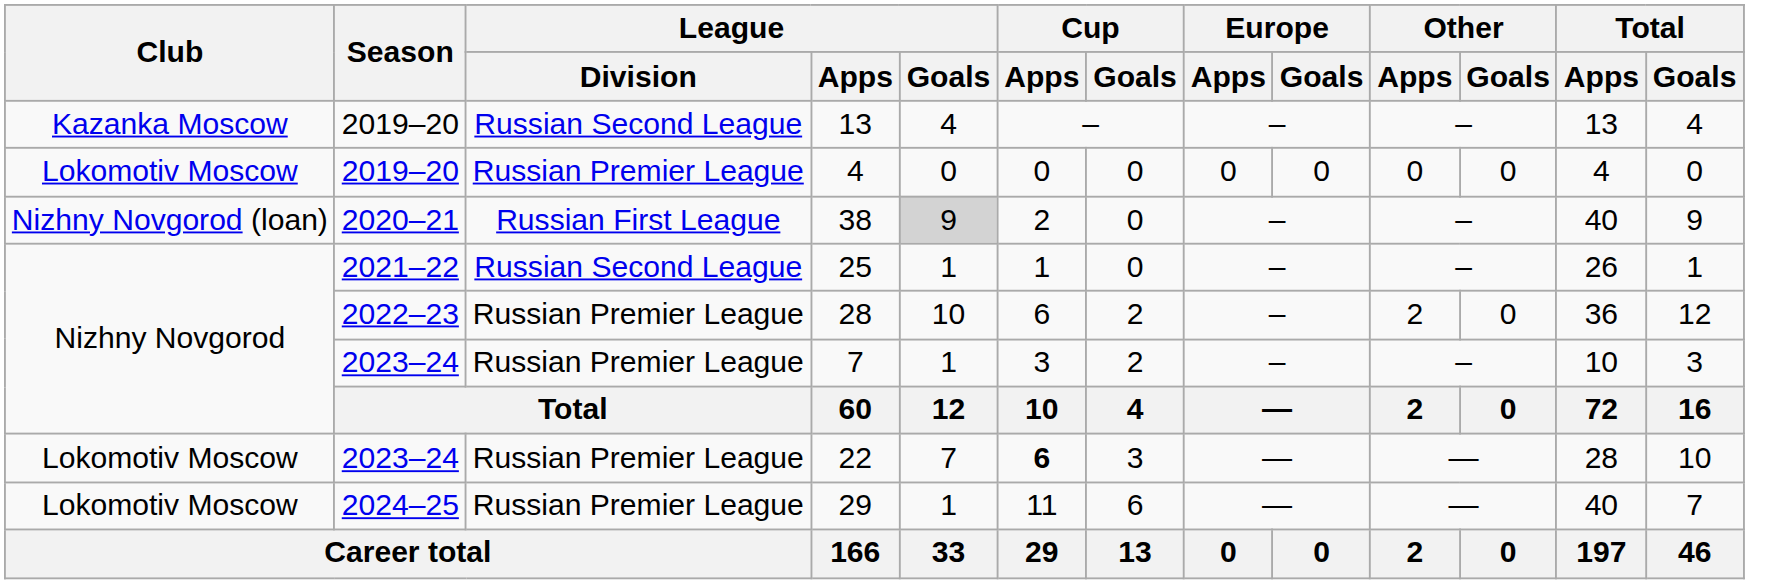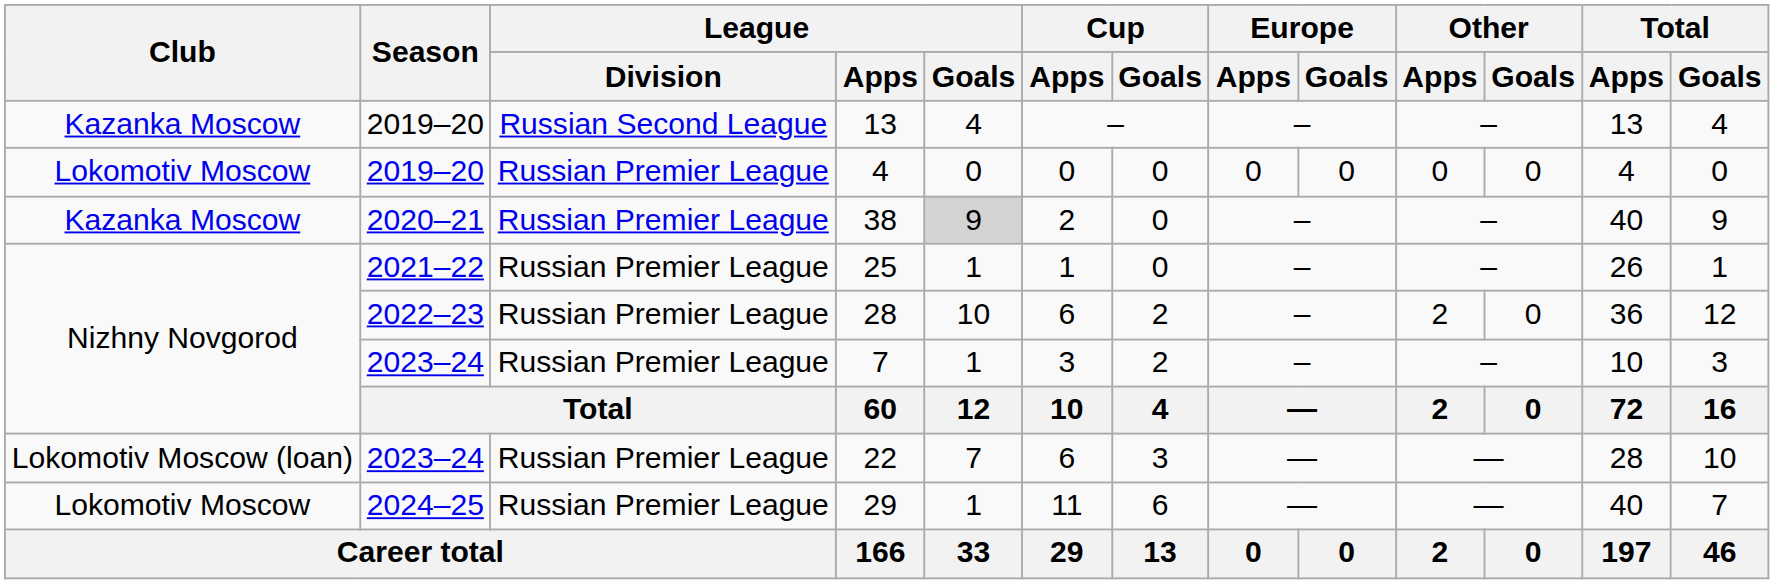(170, 219) Nizhny Novgorod (loan) -> (182, 219) Kazanka Moscow
(638, 219) Russian First League -> (663, 219) Russian Premier League
(638, 266) Russian Second League -> (663, 266) Russian Premier League
(170, 457) Lokomotiv Moscow -> (182, 457) Lokomotiv Moscow (loan)
(1042, 457) bold -> (1067, 457) normal
